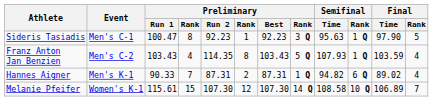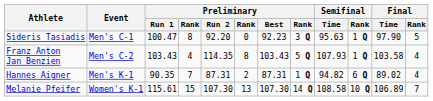(218, 38) 92.23 -> (218, 38) 92.20
(246, 38) 1 -> (246, 38) 0
(389, 56) 103.59 -> (389, 56) 103.58
(162, 75) 90.33 -> (162, 75) 90.35
(246, 89) 12 -> (246, 89) 13
